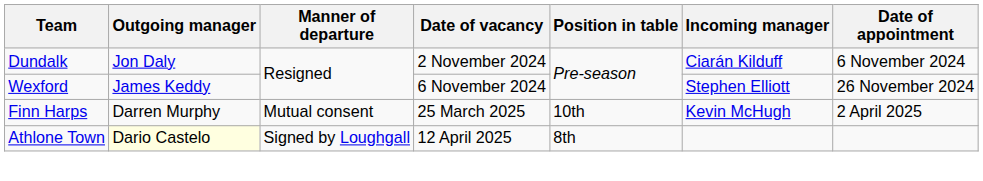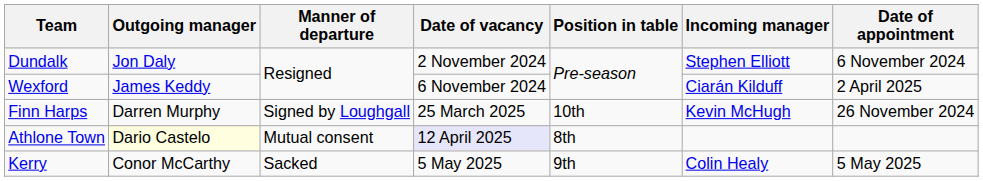(734, 61) Ciarán Kilduff -> (738, 61) Stephen Elliott
(738, 86) Stephen Elliott -> (734, 86) Ciarán Kilduff
(905, 86) 26 November 2024 -> (879, 86) 2 April 2025
(318, 112) Mutual consent -> (337, 112) Signed by Loughgall
(879, 112) 2 April 2025 -> (905, 112) 26 November 2024
(337, 138) Signed by Loughgall -> (318, 138) Mutual consent
(465, 138) no background -> (465, 138) lavender background
+ row: (28, 163)
